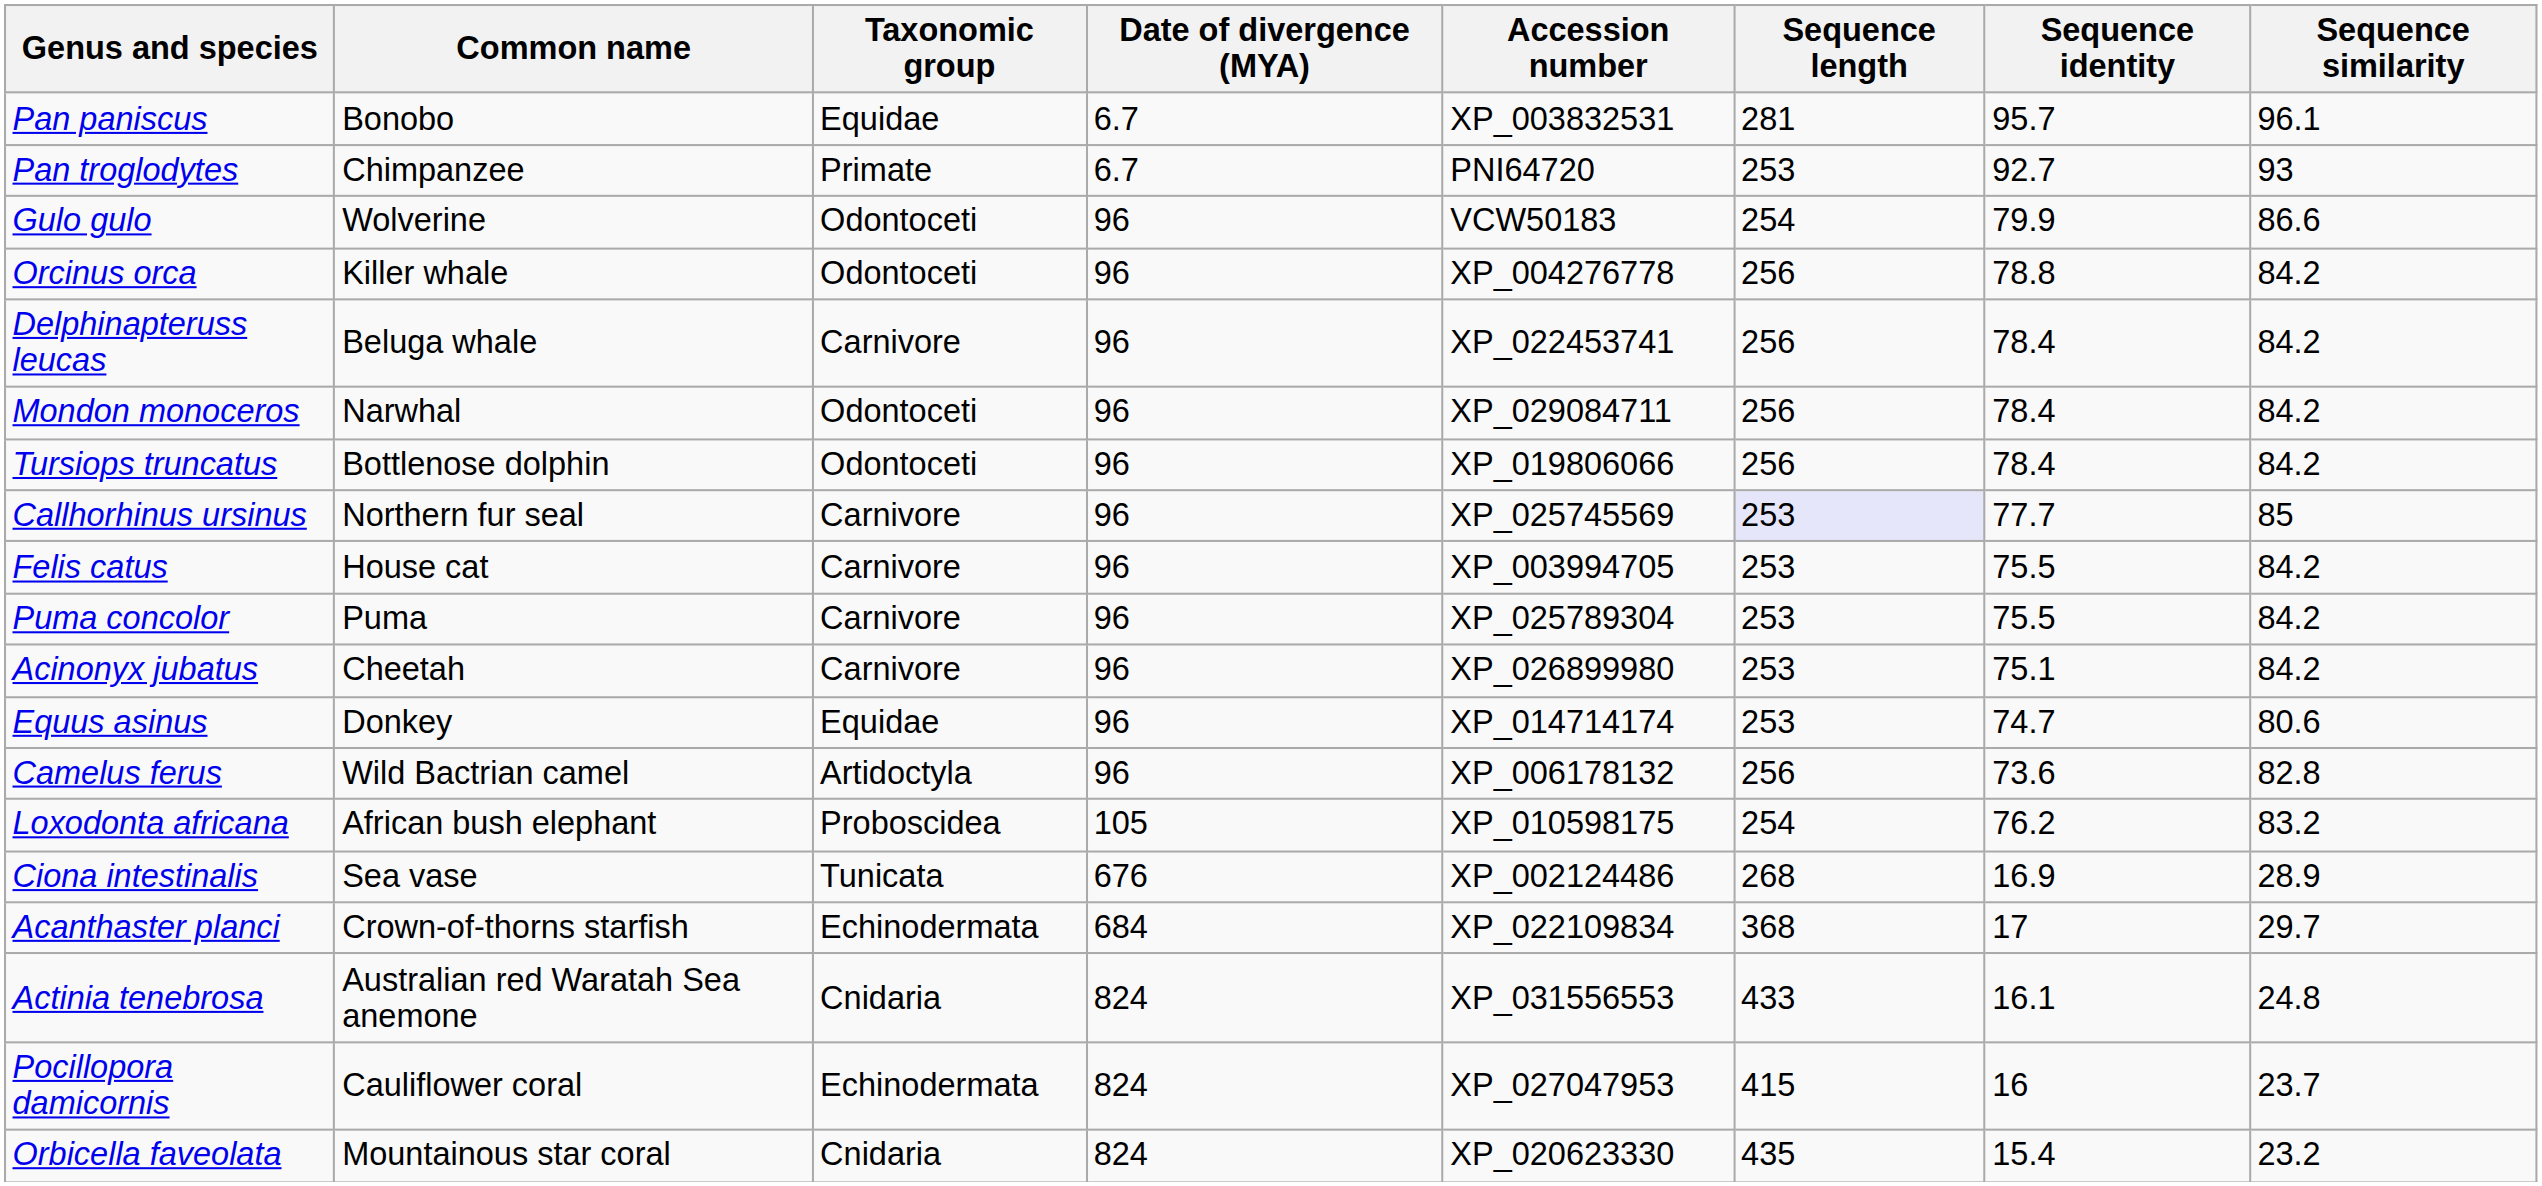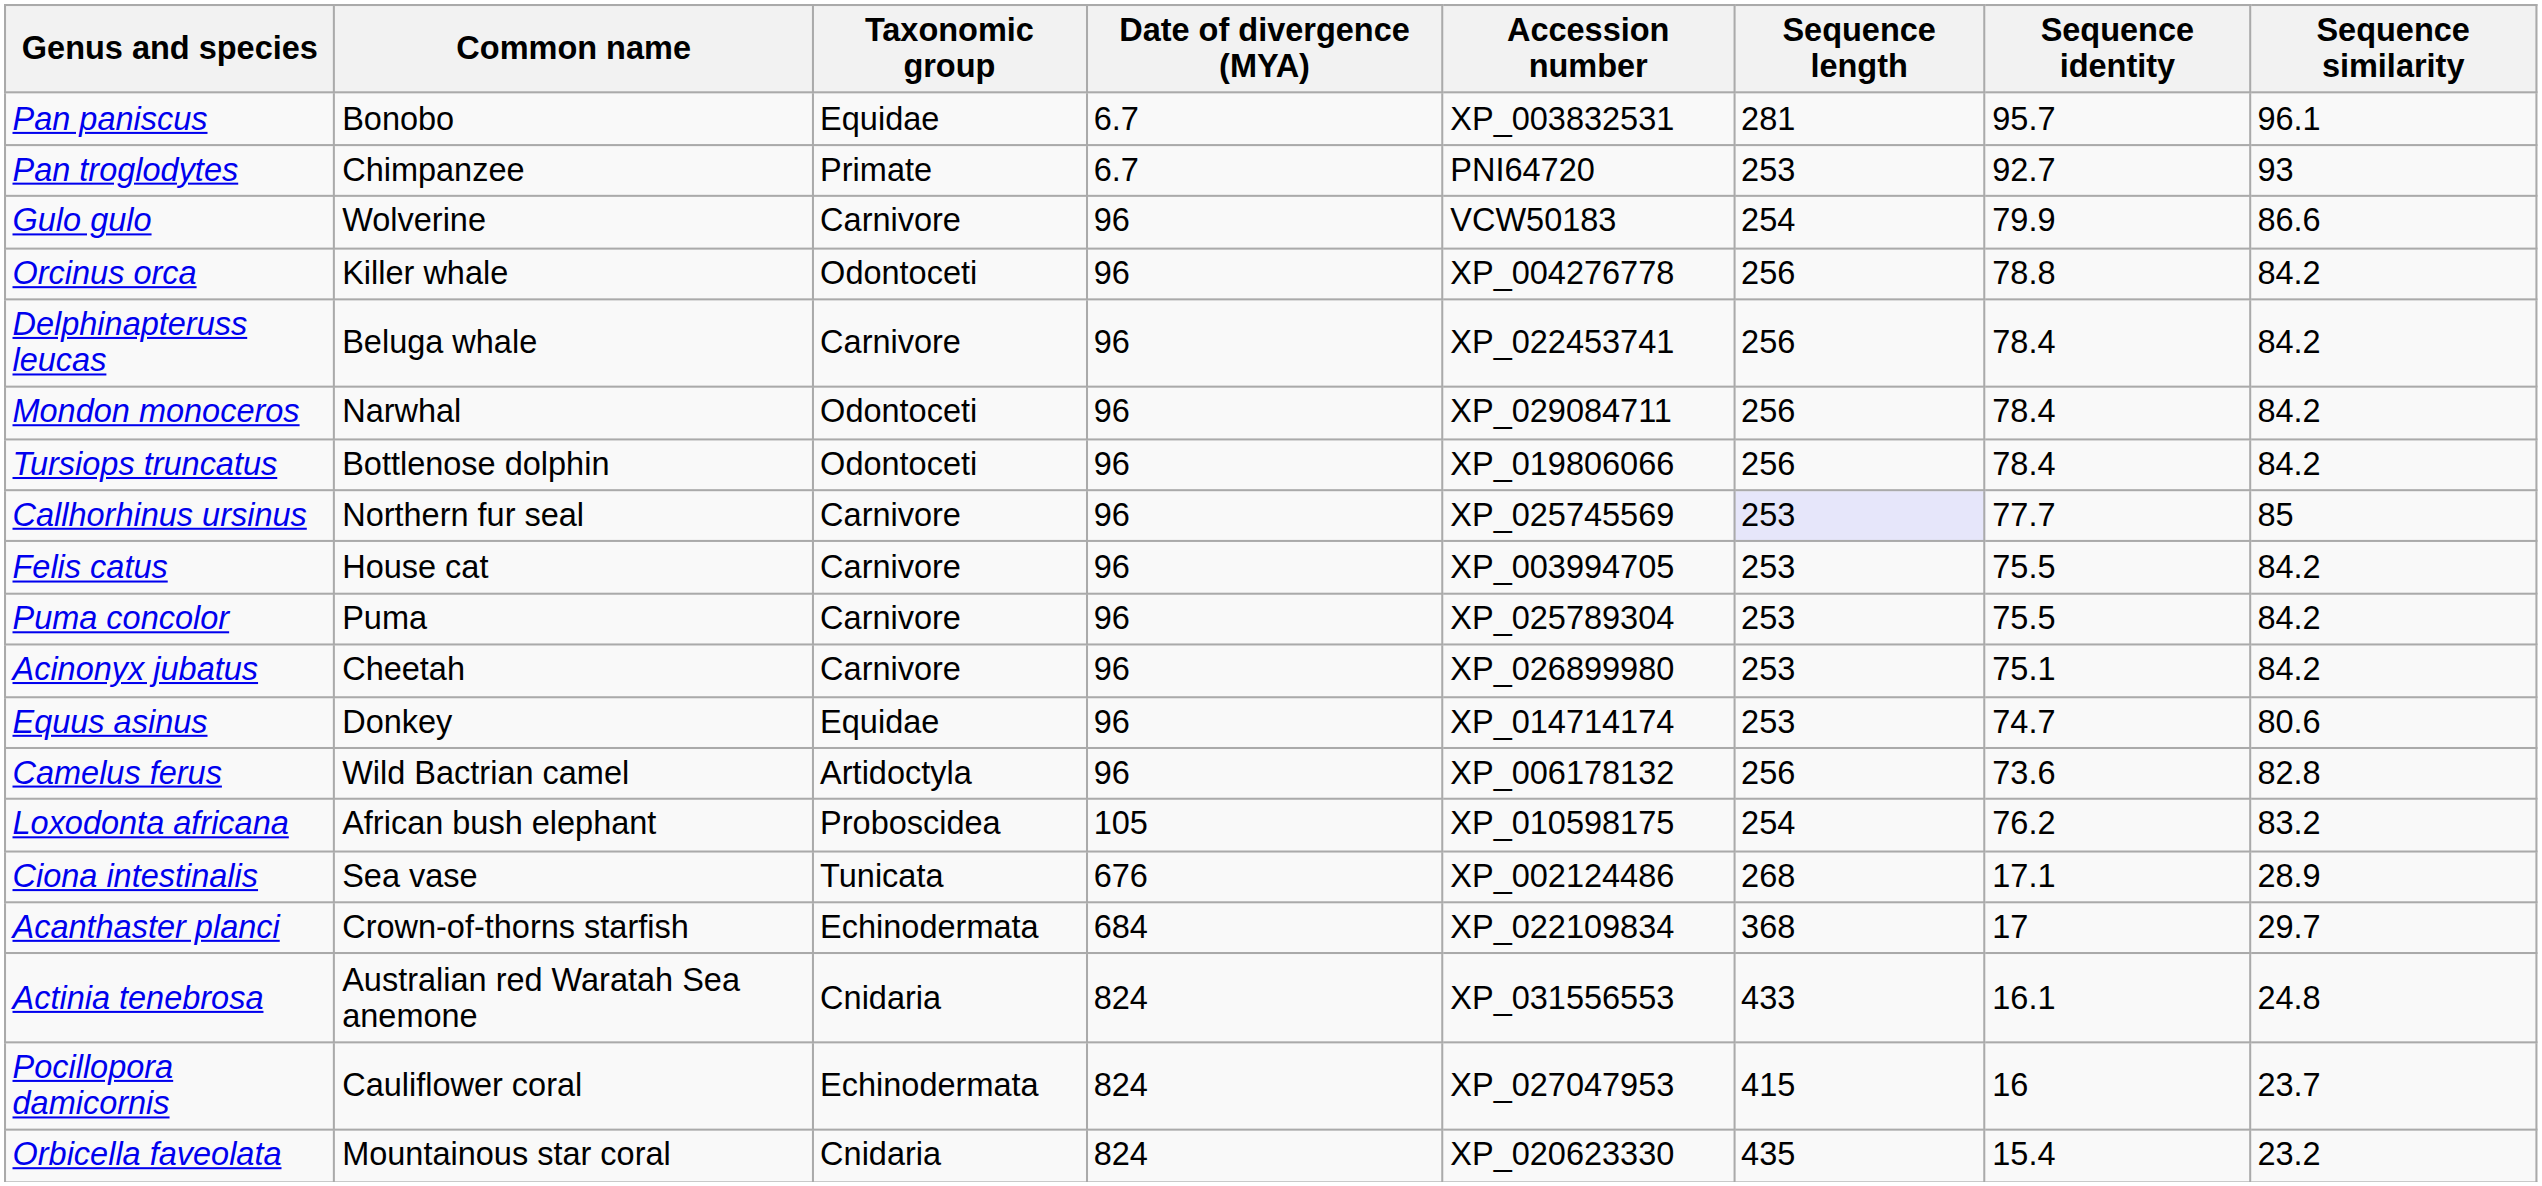(899, 221) Odontoceti -> (891, 221) Carnivore
(2024, 876) 16.9 -> (2024, 876) 17.1
